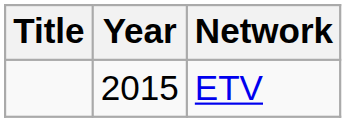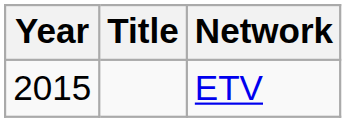columns swapped: (140, 32) <-> (49, 32)
